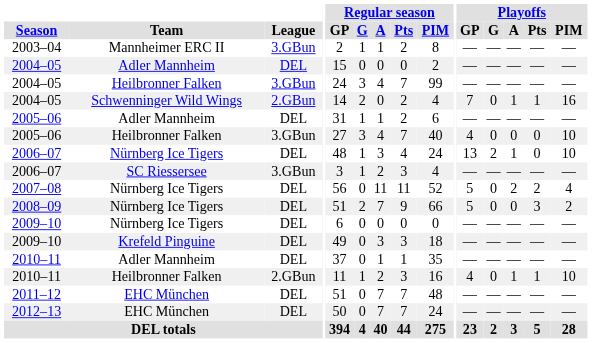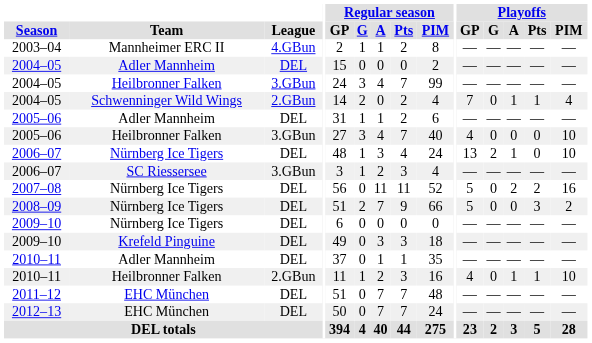(293, 48) 3.GBun -> (293, 48) 4.GBun
(569, 100) 16 -> (569, 100) 4
(569, 188) 4 -> (569, 188) 16
